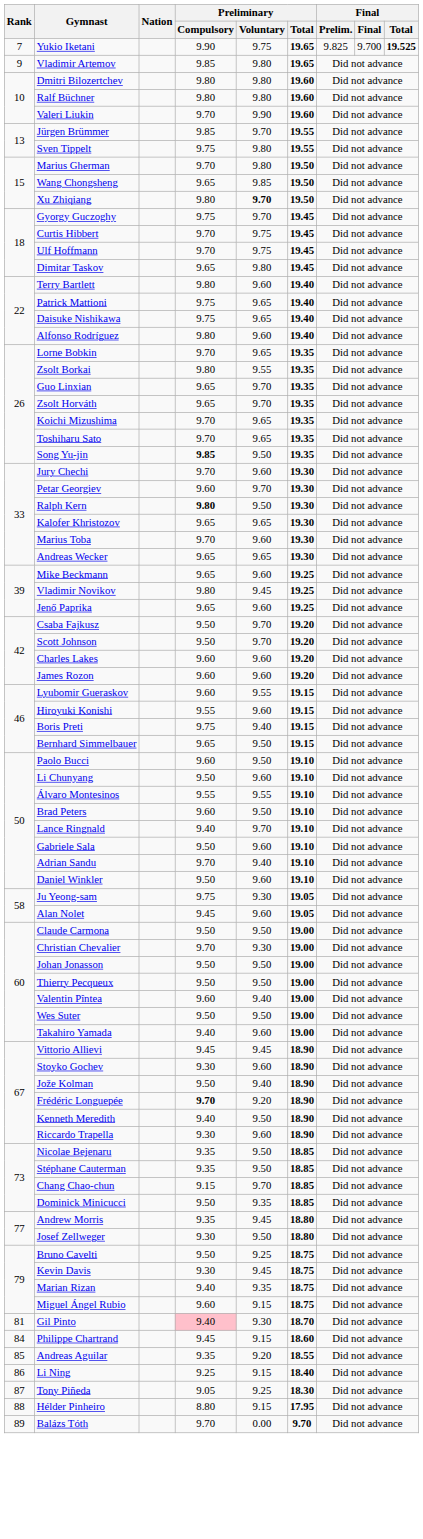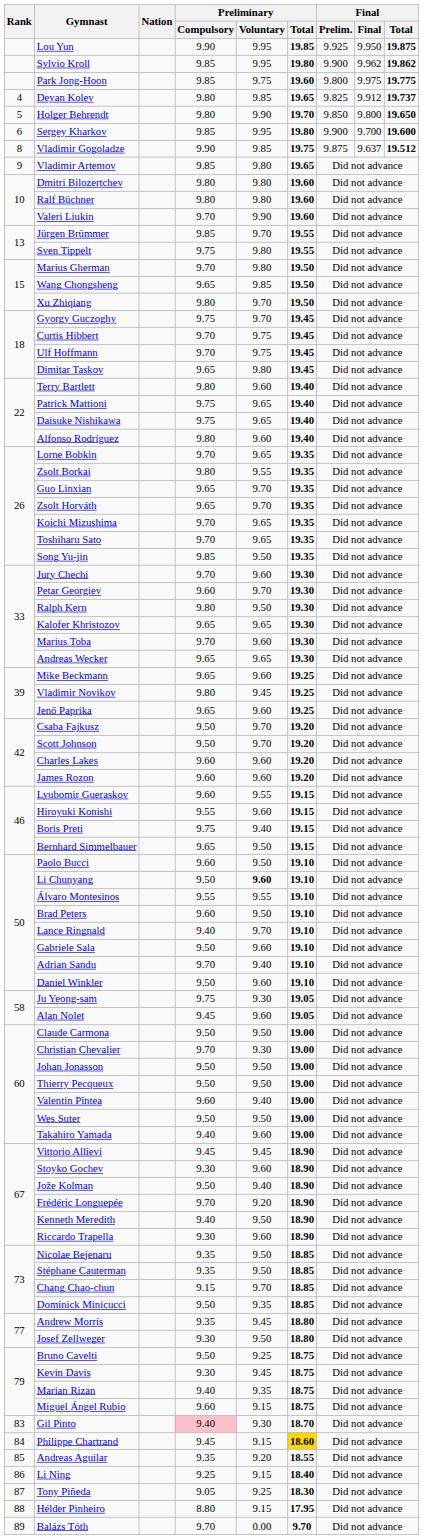+ row: (55, 47)
+ row: (63, 64)
+ row: (72, 81)
+ row: (65, 98)
+ row: (73, 115)
+ row: (72, 132)
- row: (66, 47)
+ row: (81, 149)
(262, 200) bold -> (262, 302) normal
(206, 455) bold -> (206, 557) normal
(206, 506) bold -> (206, 608) normal
(262, 778) normal -> (262, 880) bold
(206, 1101) bold -> (206, 1203) normal
(19, 1322) 81 -> (19, 1424) 83
(302, 1339) no background -> (302, 1441) gold background
